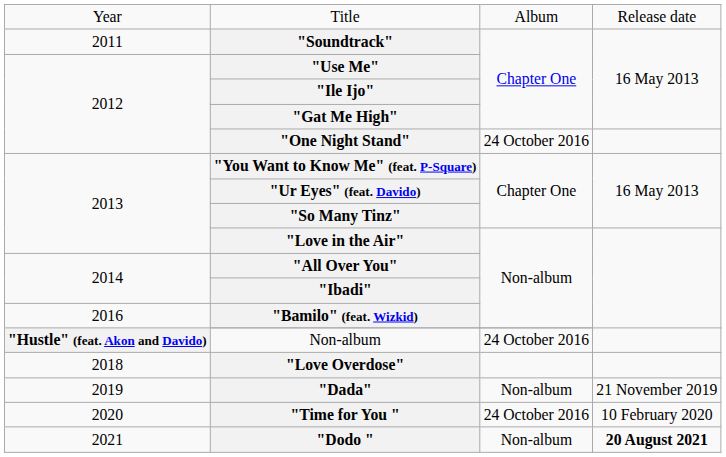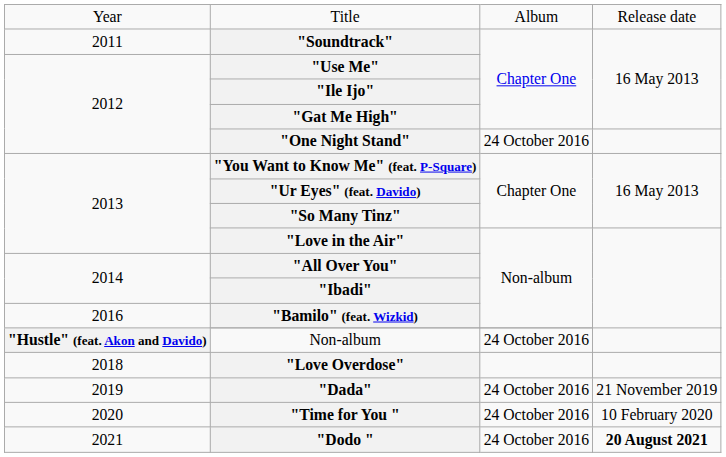(536, 389) Non-album -> (536, 389) 24 October 2016
(536, 439) Non-album -> (536, 439) 24 October 2016
